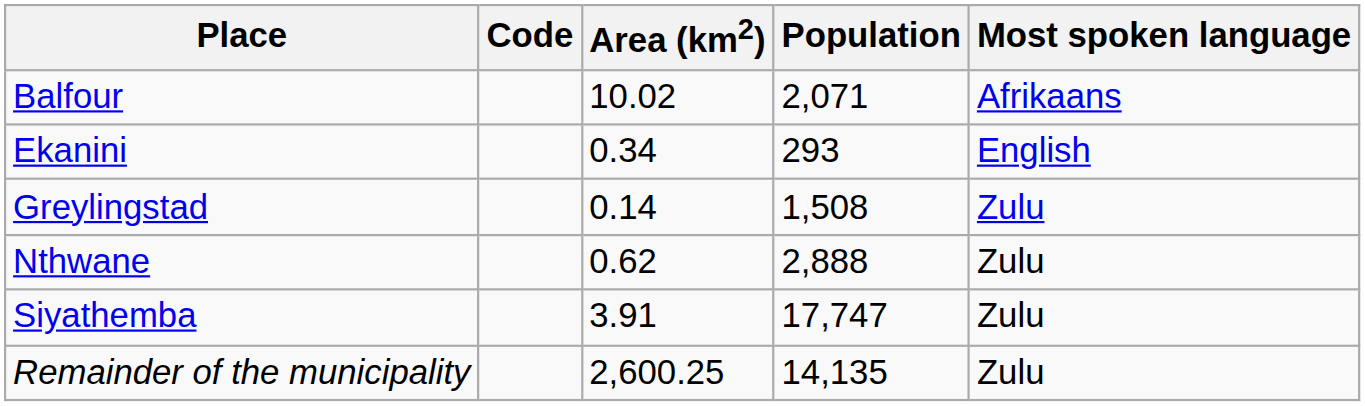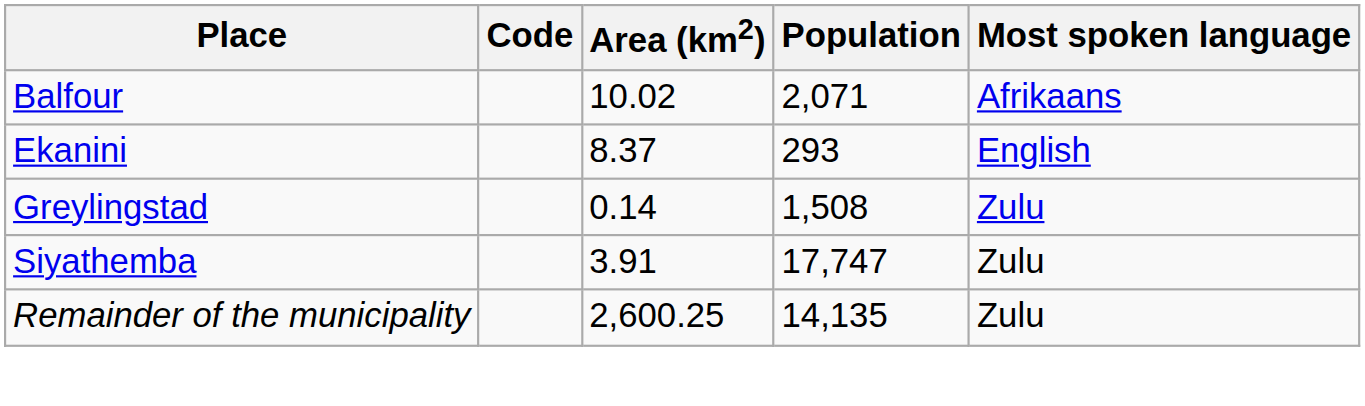(623, 151) 0.34 -> (623, 151) 8.37
- row: (82, 261)
